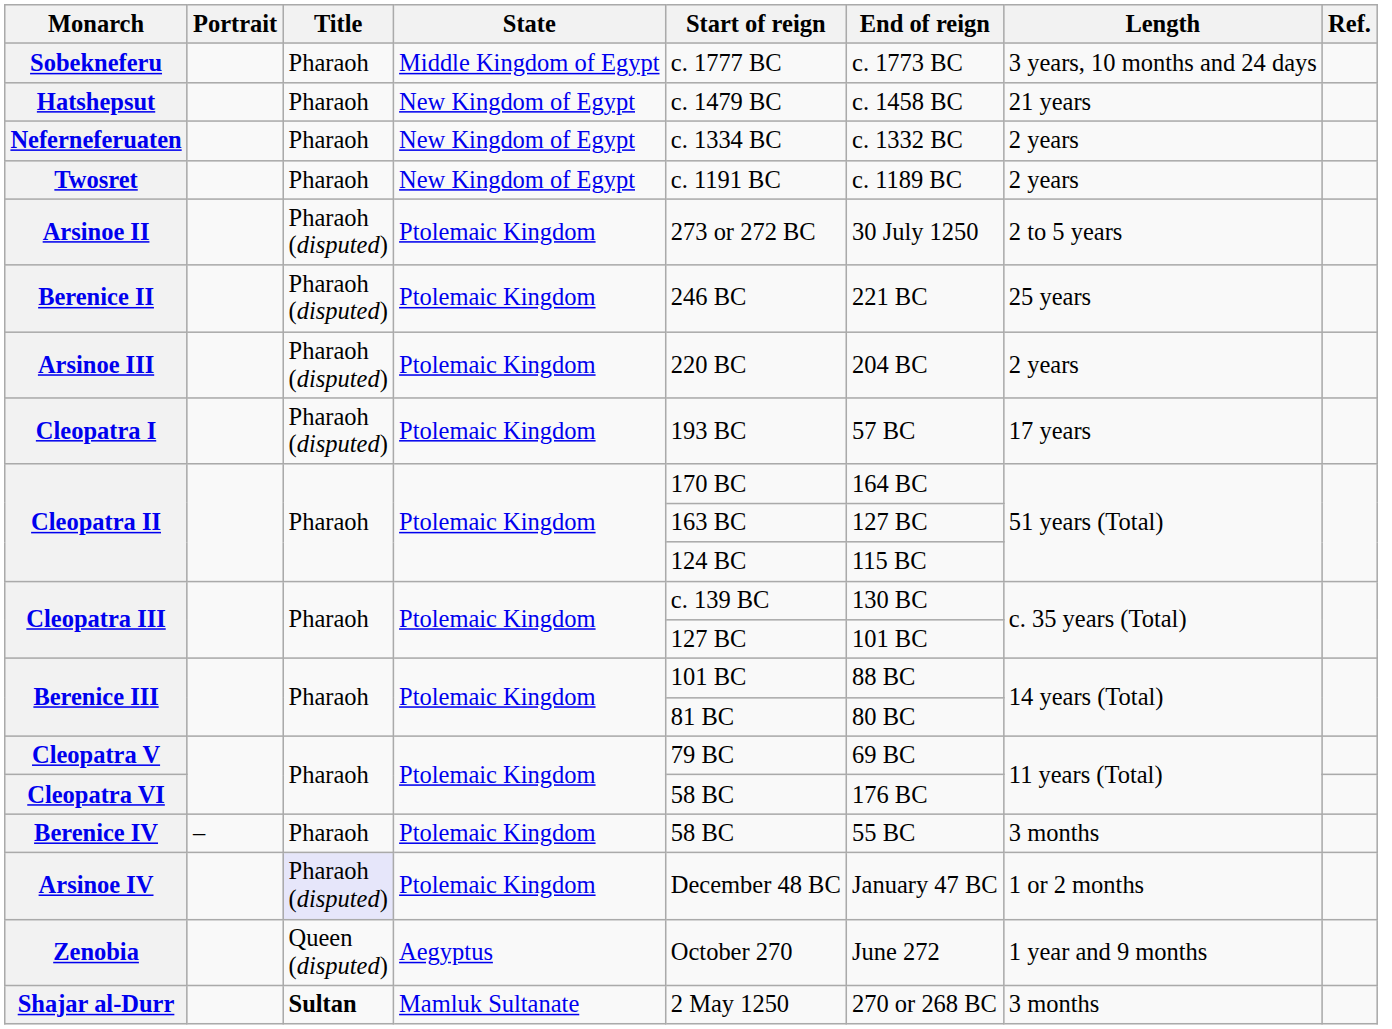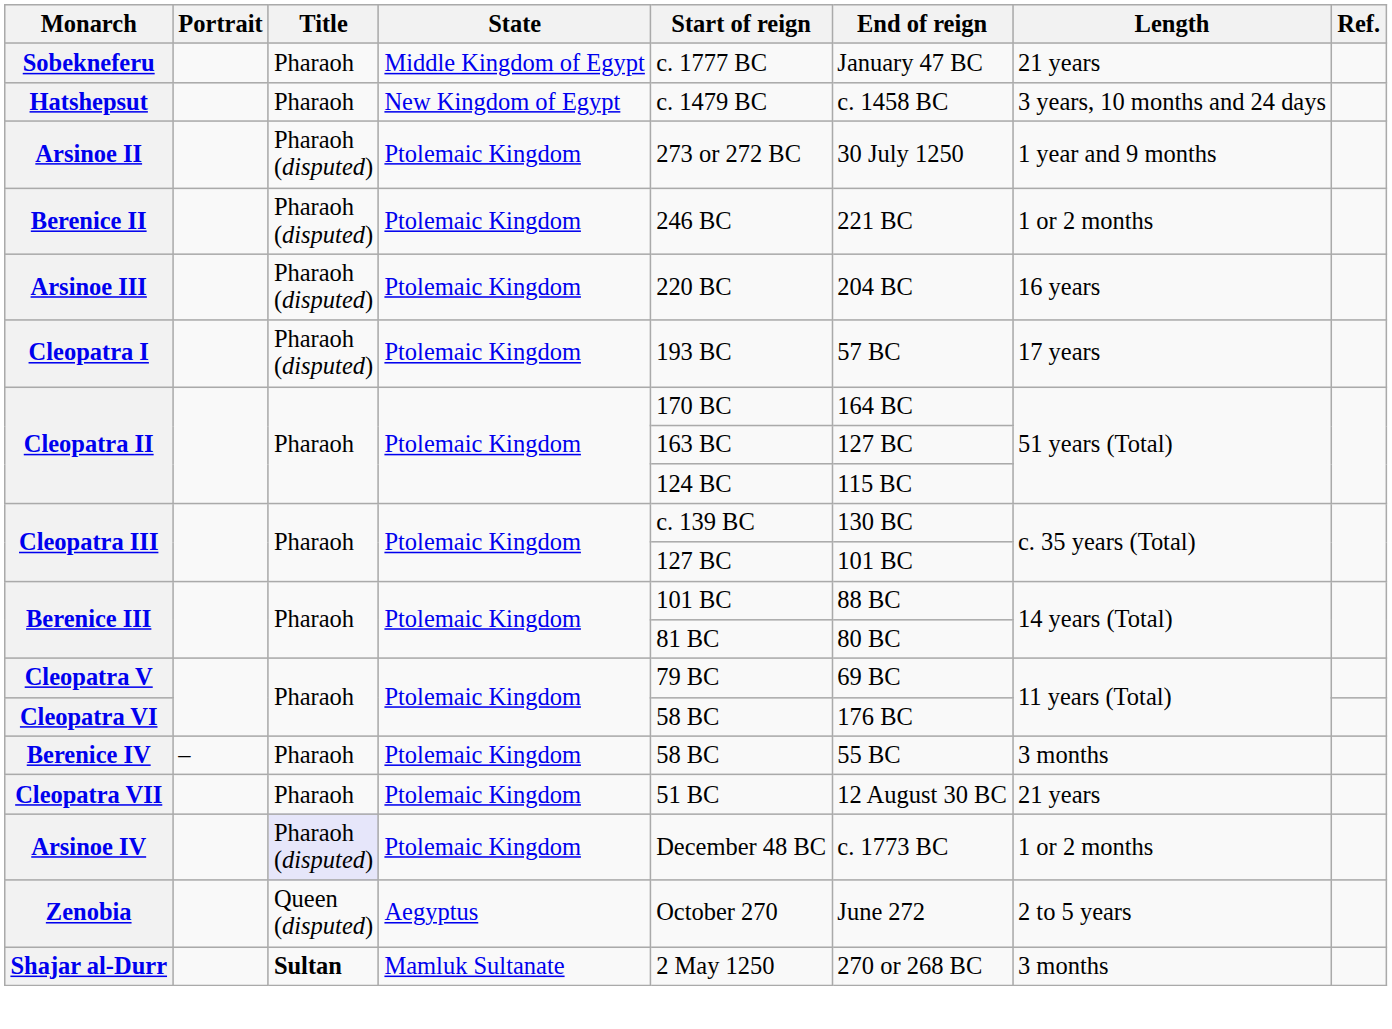(907, 62) c. 1773 BC -> (910, 62) January 47 BC
(1163, 62) 3 years, 10 months and 24 days -> (1059, 62) 21 years
(1050, 101) 21 years -> (1172, 101) 3 years, 10 months and 24 days
- row: (96, 140)
- row: (96, 179)
(1066, 231) 2 to 5 years -> (1117, 154) 1 year and 9 months
(1050, 298) 25 years -> (1086, 220) 1 or 2 months
(1044, 364) 2 years -> (1059, 286) 16 years
+ row: (89, 794)
(925, 885) January 47 BC -> (893, 846) c. 1773 BC
(1108, 951) 1 year and 9 months -> (1075, 913) 2 to 5 years
